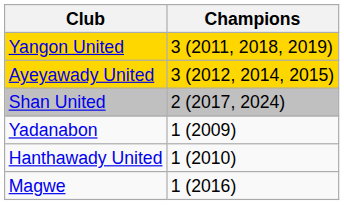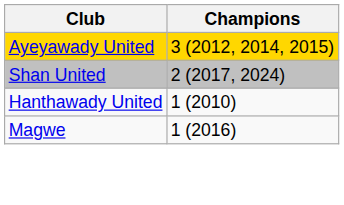- row: (66, 47)
- row: (53, 130)
